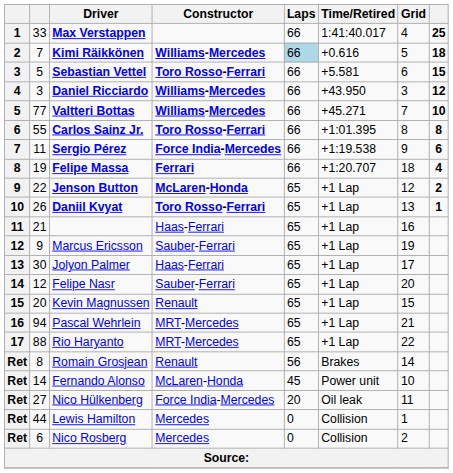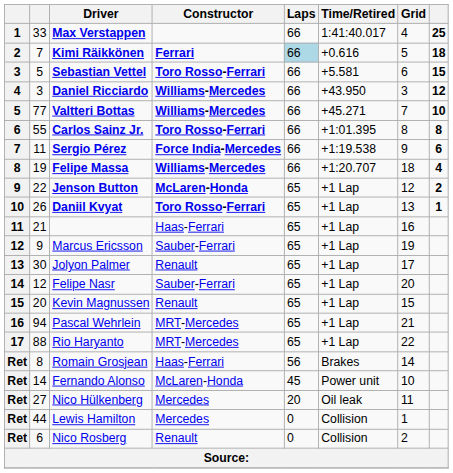(210, 52) Williams-Mercedes -> (175, 52) Ferrari
(175, 168) Ferrari -> (210, 168) Williams-Mercedes
(190, 265) Haas-Ferrari -> (176, 265) Renault
(176, 361) Renault -> (190, 361) Haas-Ferrari
(215, 400) Force India-Mercedes -> (182, 400) Mercedes
(182, 438) Mercedes -> (176, 438) Renault
